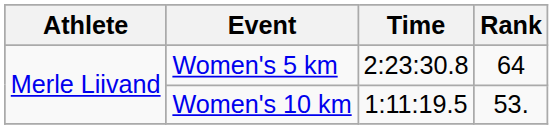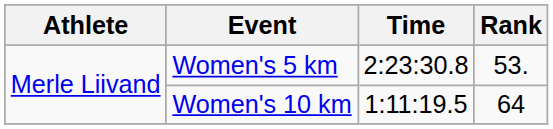(511, 65) 64 -> (511, 65) 53.
(511, 105) 53. -> (511, 105) 64
